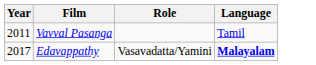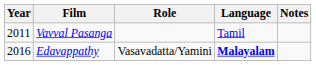+ column: (294, 13)
(19, 51) 2017 -> (19, 51) 2016
